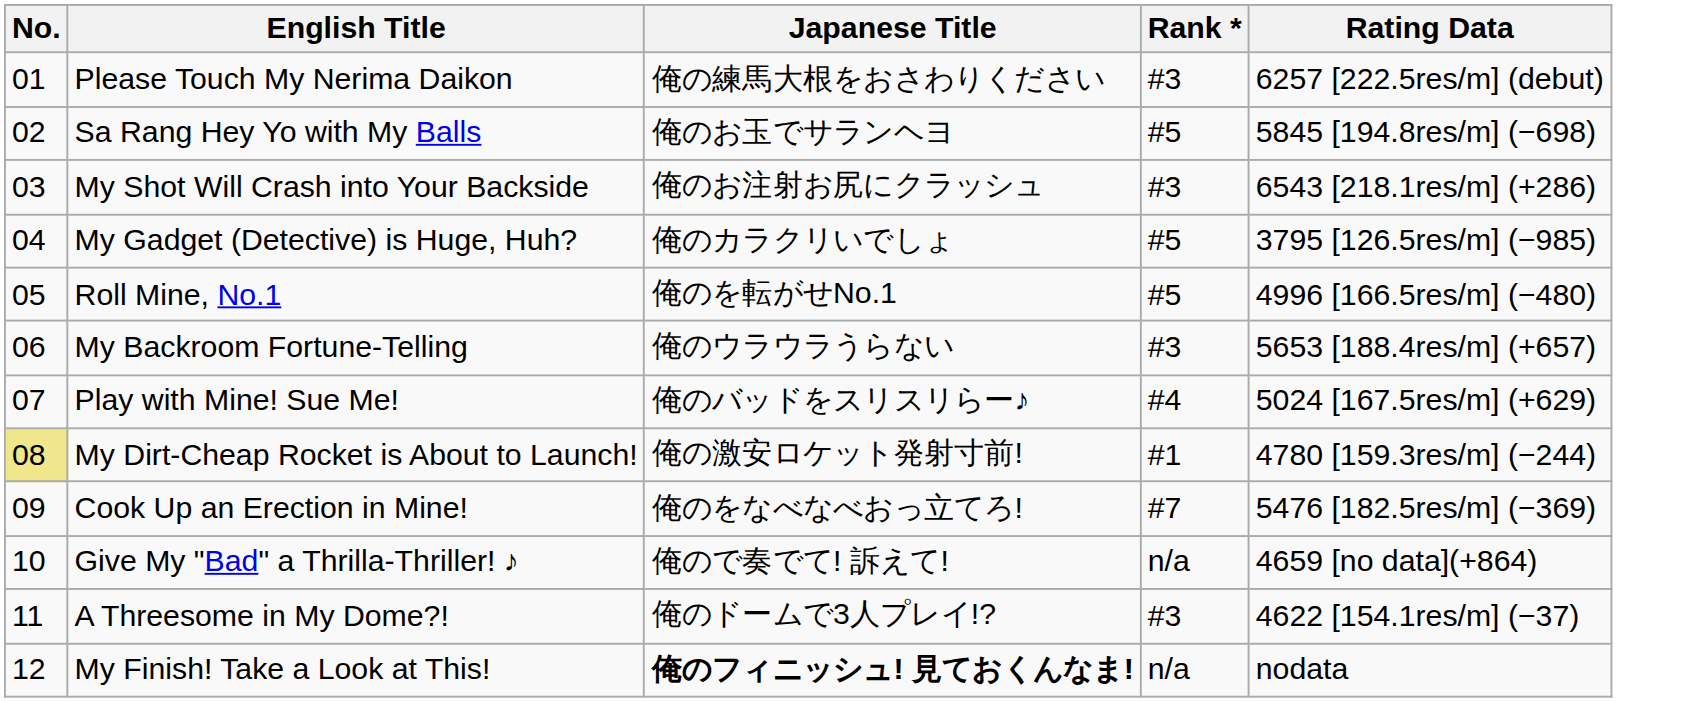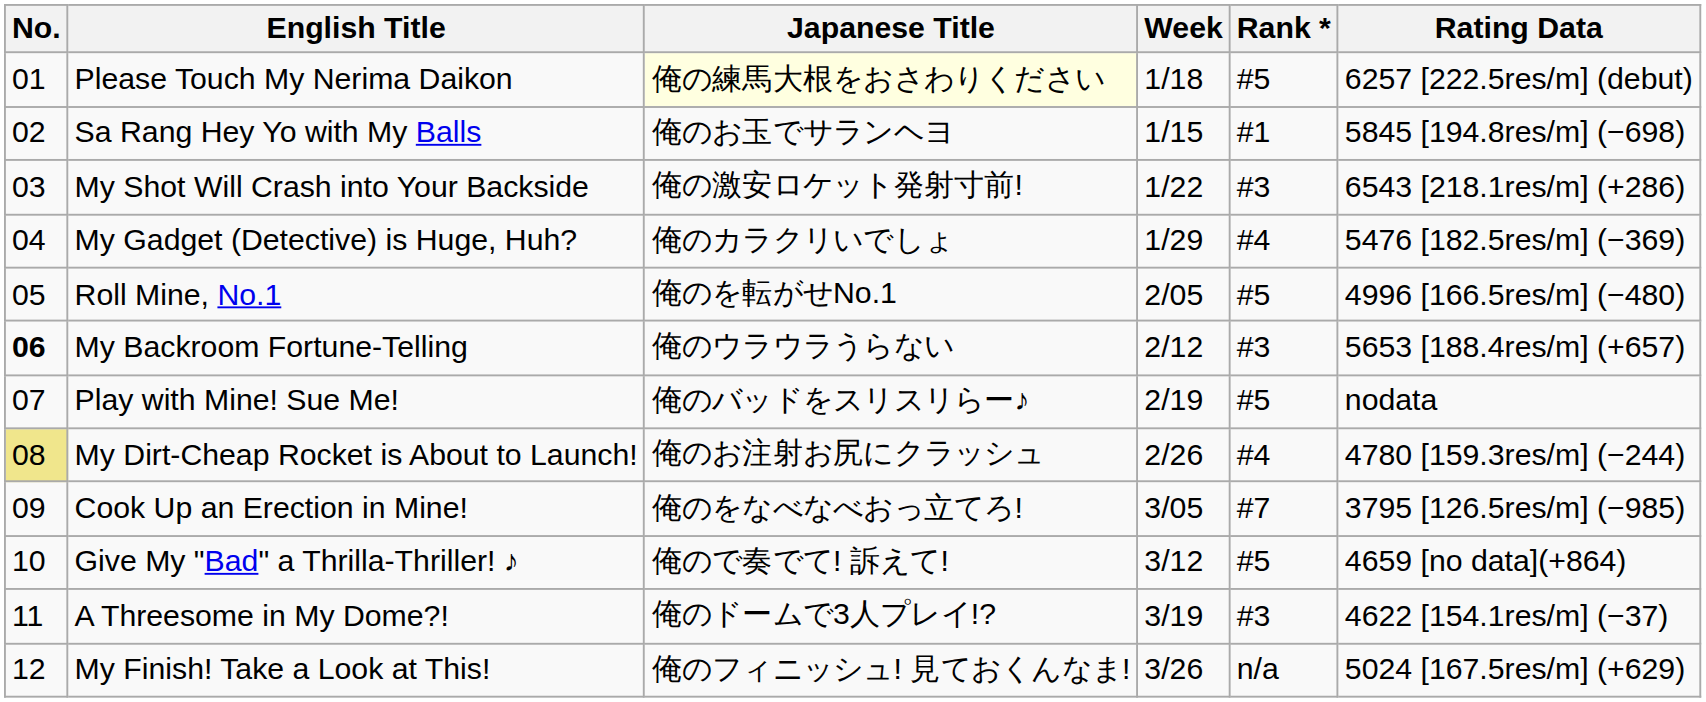+ column: (1184, 28)
(878, 78) no background -> (878, 78) lightyellow background
(1165, 79) #3 -> (1254, 79) #5
(1165, 132) #5 -> (1254, 132) #1
(848, 185) 俺のお注射お尻にクラッシュ -> (837, 185) 俺の激安ロケット発射寸前!
(1165, 240) #5 -> (1254, 240) #4
(1426, 240) 3795 [126.5res/m] (−985) -> (1515, 240) 5476 [182.5res/m] (−369)
(29, 347) normal -> (29, 347) bold
(1165, 401) #4 -> (1254, 401) #5
(1426, 401) 5024 [167.5res/m] (+629) -> (1391, 401) nodata
(837, 453) 俺の激安ロケット発射寸前! -> (848, 453) 俺のお注射お尻にクラッシュ
(1165, 454) #1 -> (1254, 454) #4
(1426, 508) 5476 [182.5res/m] (−369) -> (1515, 508) 3795 [126.5res/m] (−985)
(1169, 561) n/a -> (1254, 561) #5
(893, 668) bold -> (891, 668) normal
(1302, 669) nodata -> (1515, 669) 5024 [167.5res/m] (+629)
